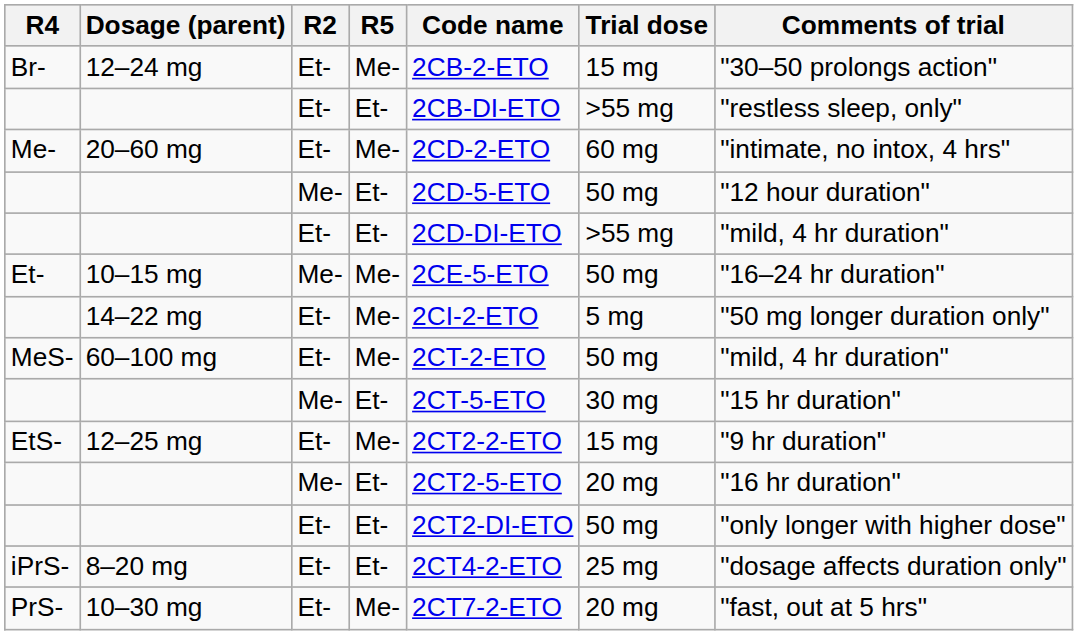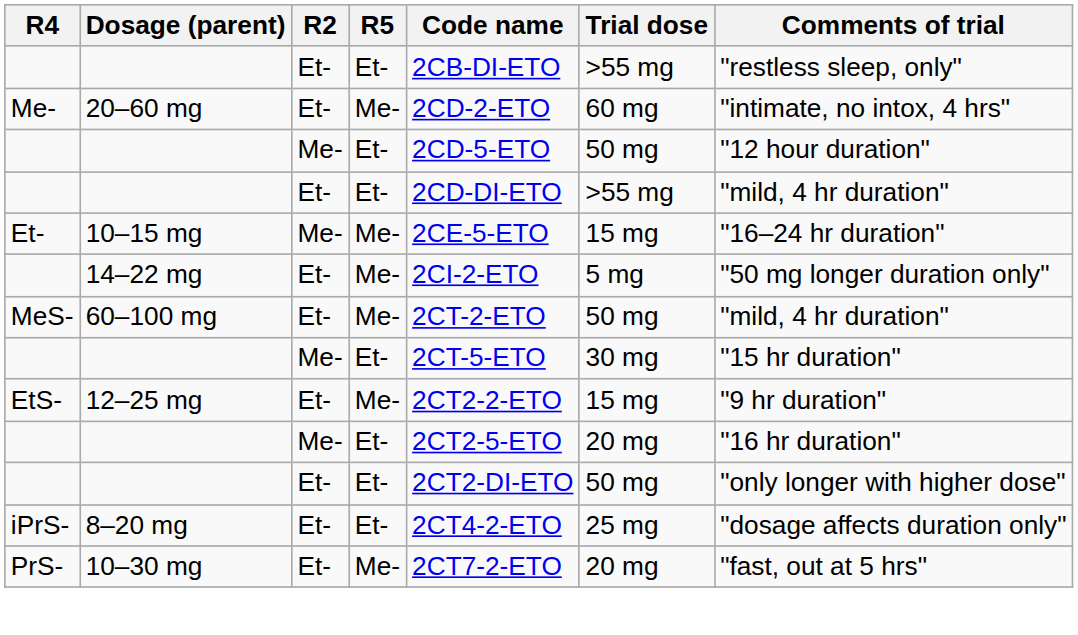- row: (144, 66)
(622, 274) 50 mg -> (622, 233) 15 mg
